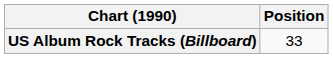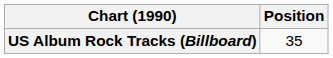(294, 41) 33 -> (294, 41) 35
